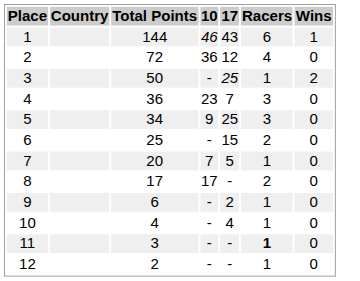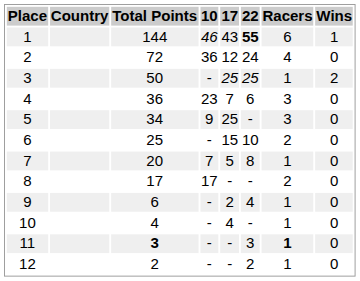+ column: (250, 16)
(155, 243) normal -> (155, 243) bold
